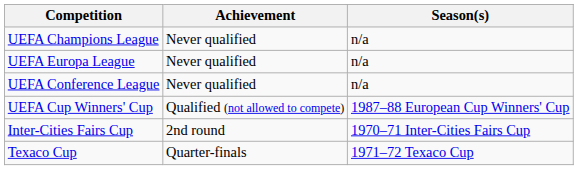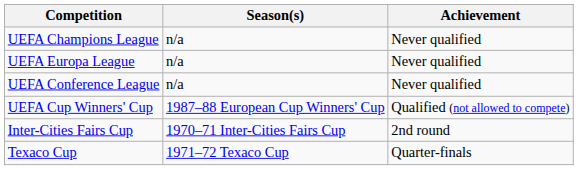columns swapped: (460, 15) <-> (255, 15)
